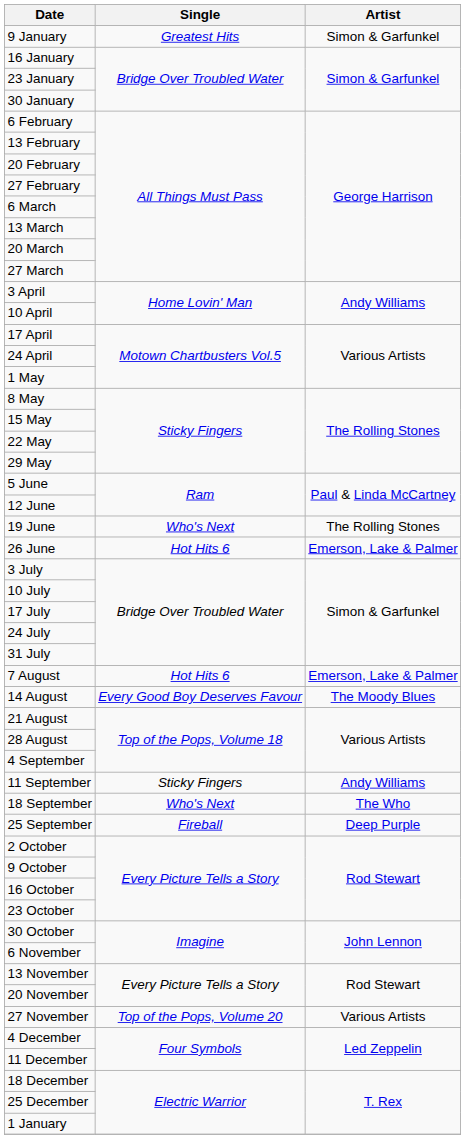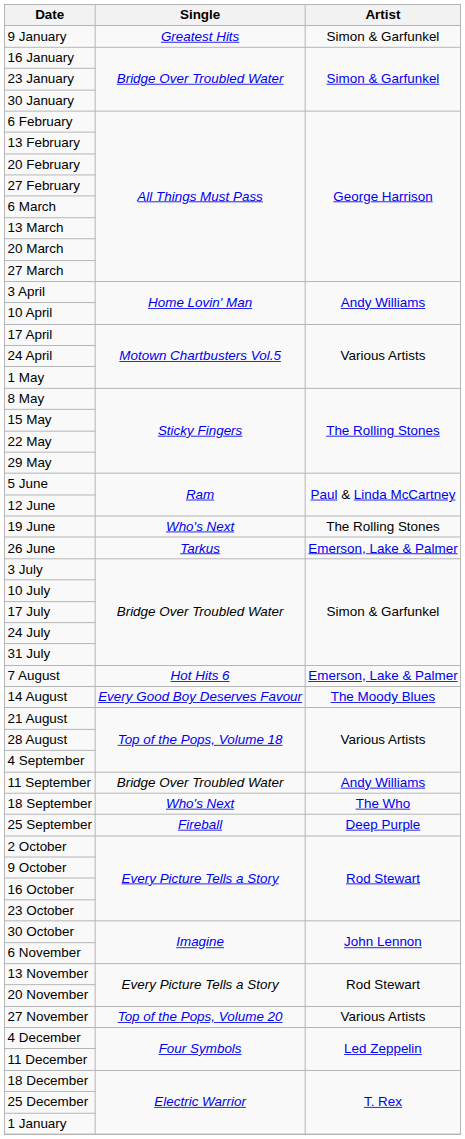(200, 548) Hot Hits 6 -> (200, 548) Tarkus
(200, 782) Sticky Fingers -> (200, 782) Bridge Over Troubled Water
